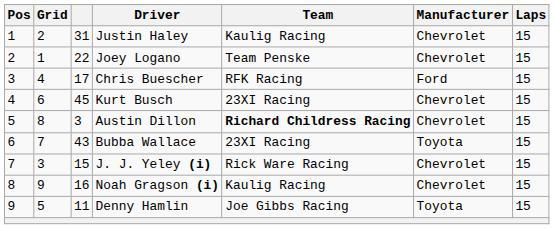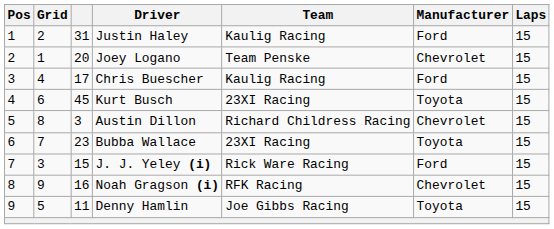(451, 36) Chevrolet -> (432, 36) Ford
(82, 58) 22 -> (82, 58) 20
(264, 79) RFK Racing -> (275, 79) Kaulig Racing
(451, 100) Chevrolet -> (440, 100) Toyota
(318, 121) bold -> (318, 121) normal
(82, 143) 43 -> (82, 143) 23
(451, 164) Chevrolet -> (432, 164) Ford
(275, 185) Kaulig Racing -> (264, 185) RFK Racing
